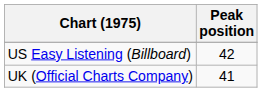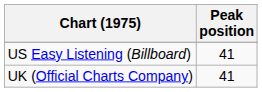(227, 53) 42 -> (227, 53) 41
